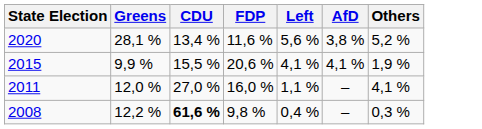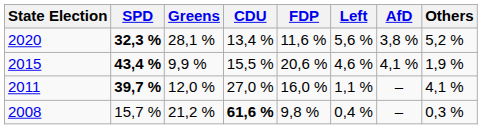+ column: (138, 16)
(300, 64) 4,1 % -> (354, 64) 4,6 %
(138, 111) 12,2 % -> (192, 111) 21,2 %
